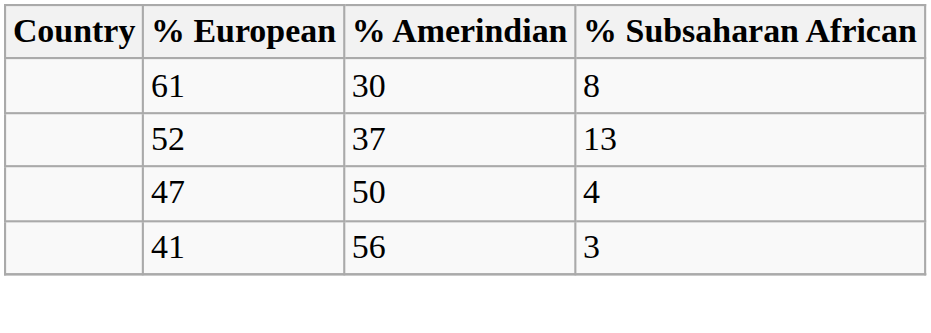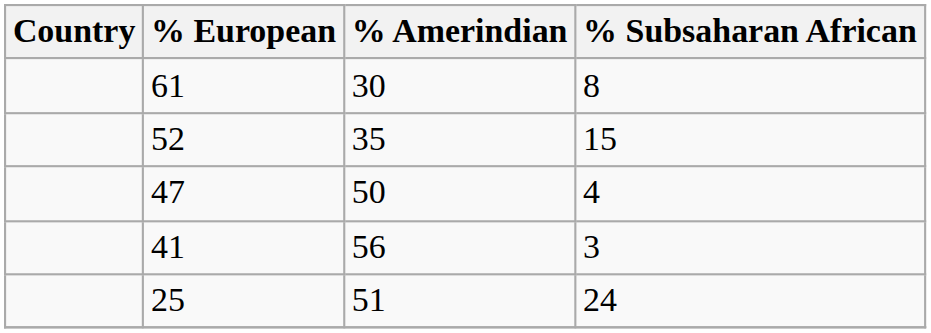(369, 138) 37 -> (369, 138) 35
(600, 138) 13 -> (600, 138) 15
+ row: (168, 300)
